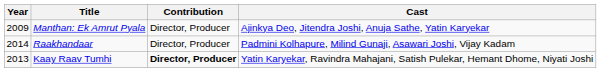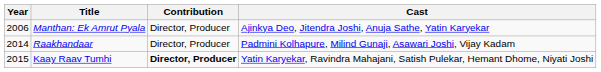(18, 28) 2009 -> (18, 28) 2006
(18, 59) 2013 -> (18, 59) 2015
